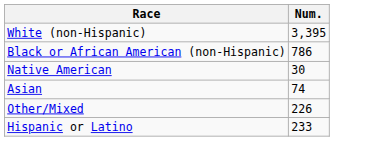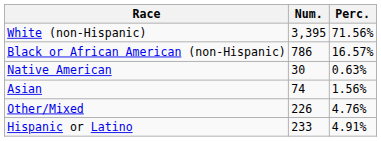+ column: (353, 14)
